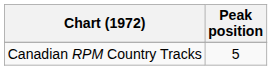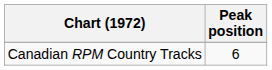(236, 53) 5 -> (236, 53) 6
